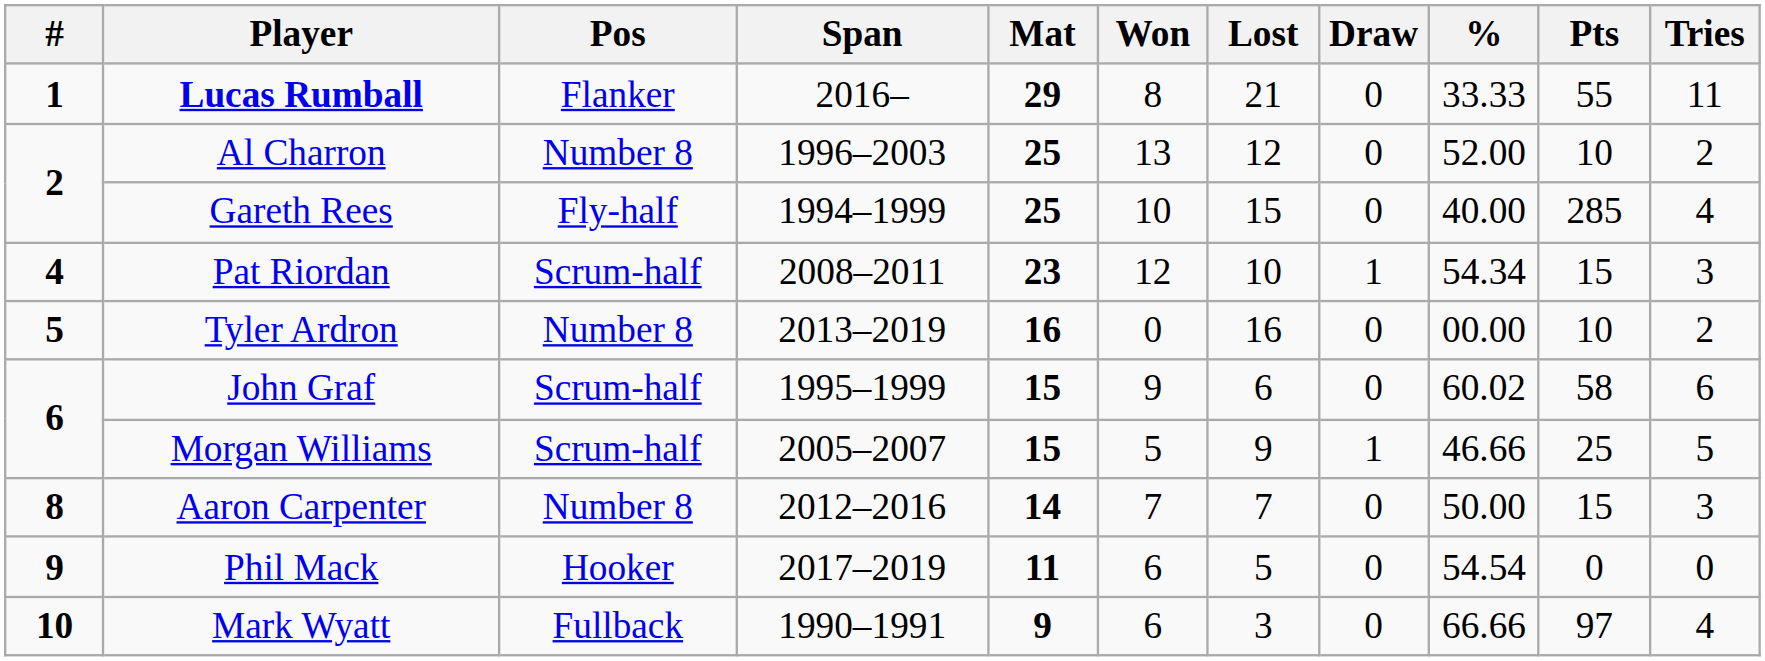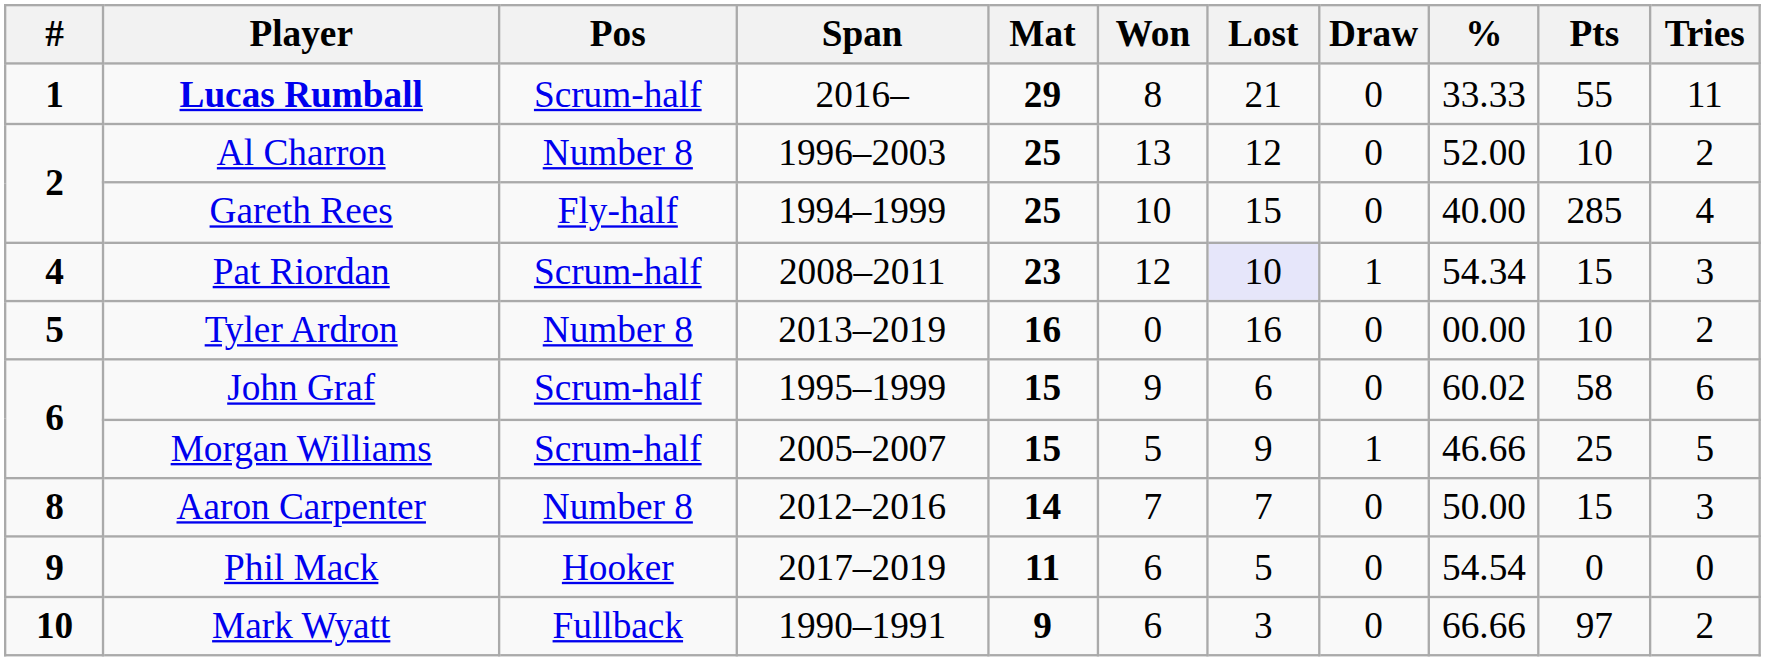(618, 93) Flanker -> (618, 93) Scrum-half
(1263, 270) no background -> (1263, 270) lavender background
(1705, 625) 4 -> (1705, 625) 2
